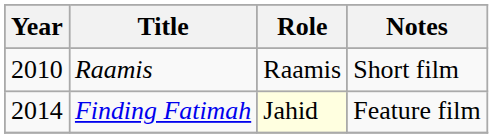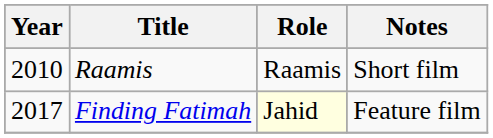(37, 111) 2014 -> (37, 111) 2017
